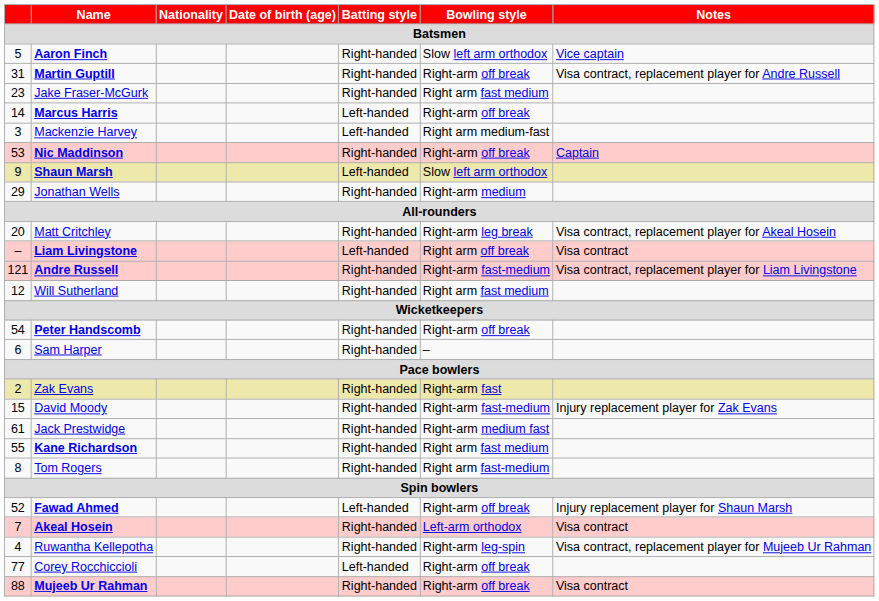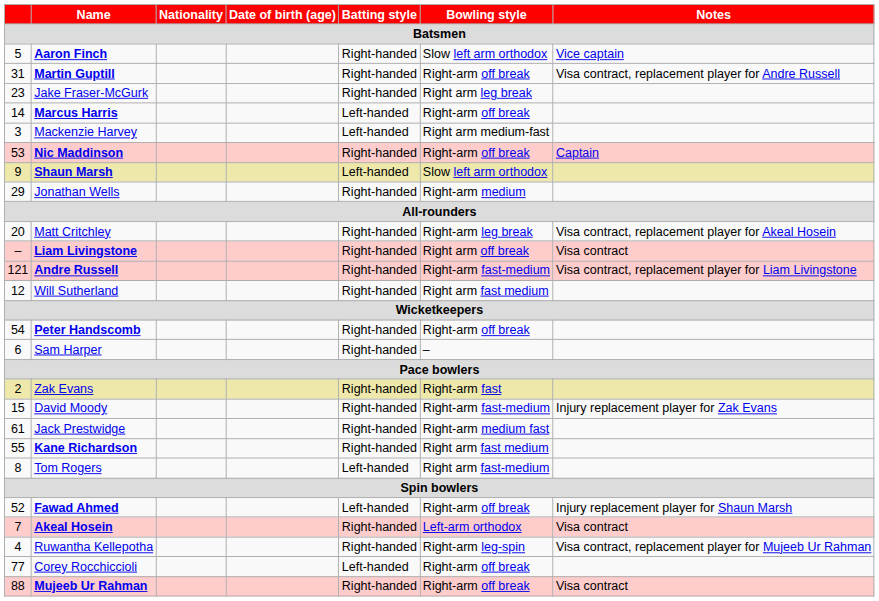(486, 93) Right arm fast medium -> (477, 93) Right arm leg break
(375, 251) Left-handed -> (379, 251) Right-handed
(379, 468) Right-handed -> (375, 468) Left-handed
